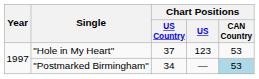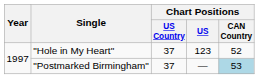(236, 50) 53 -> (236, 50) 52
(169, 66) 34 -> (169, 66) 37
